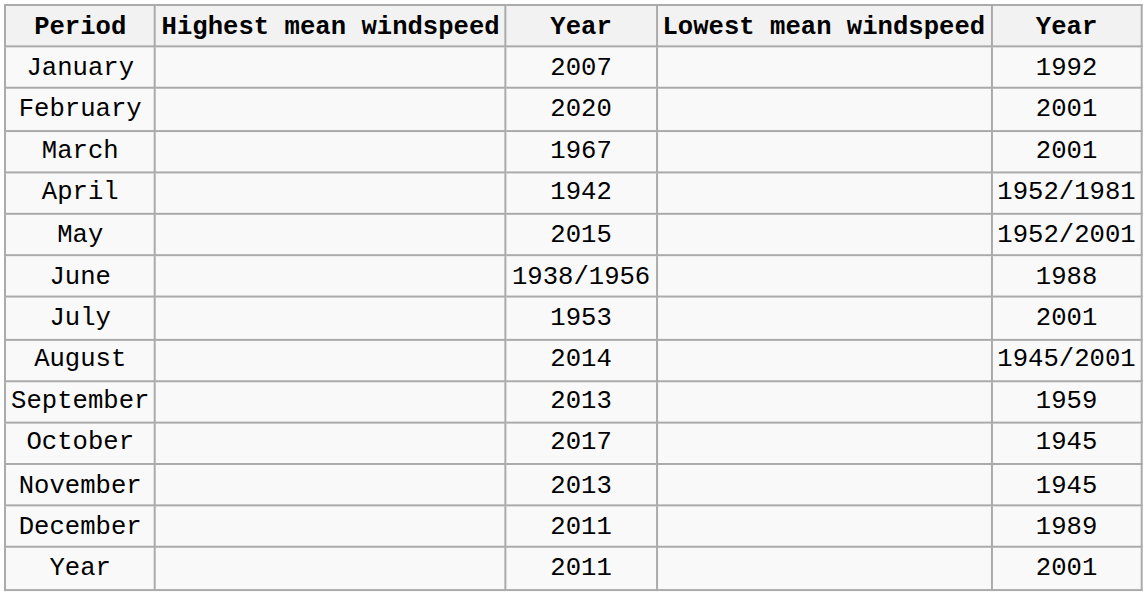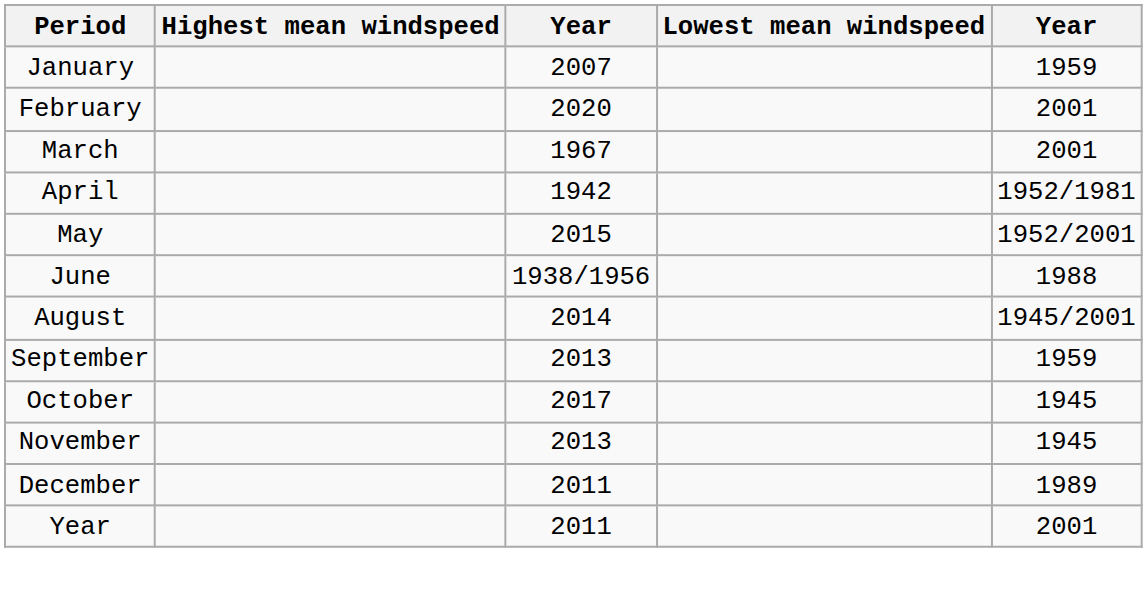(1067, 68) 1992 -> (1067, 68) 1959
- row: (80, 318)
